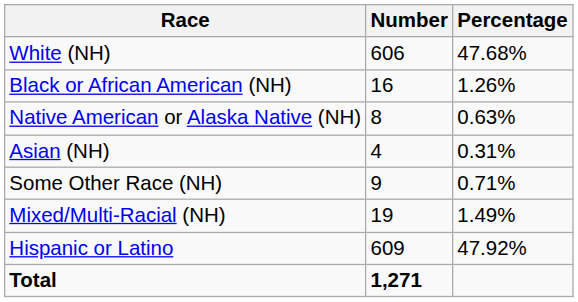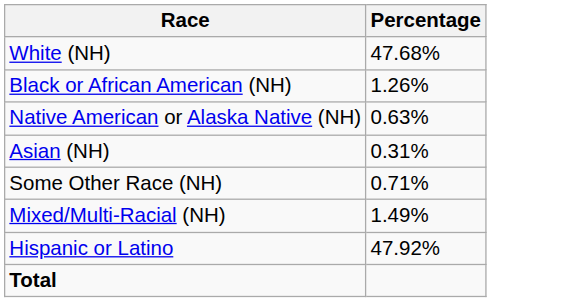- column: (409, 20)
